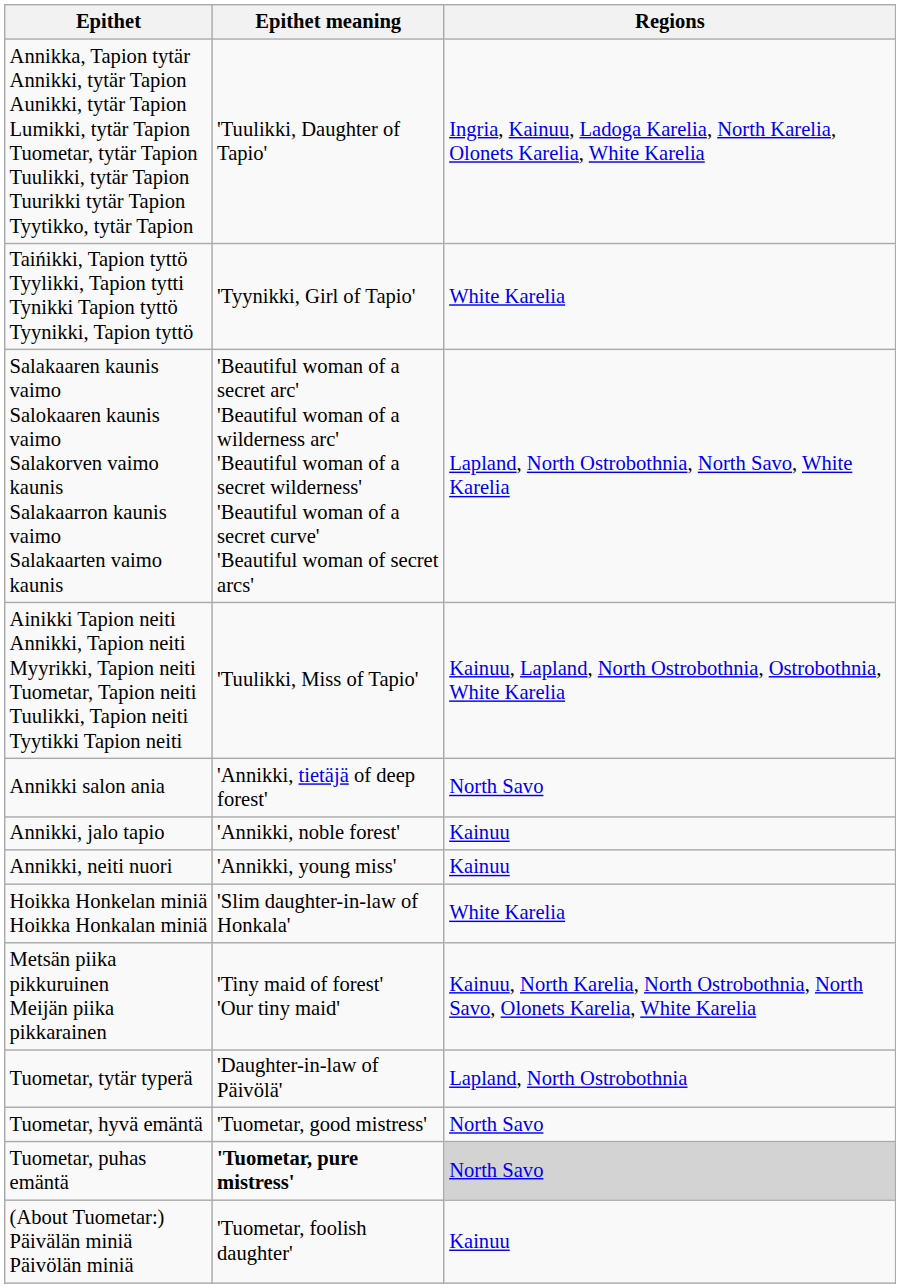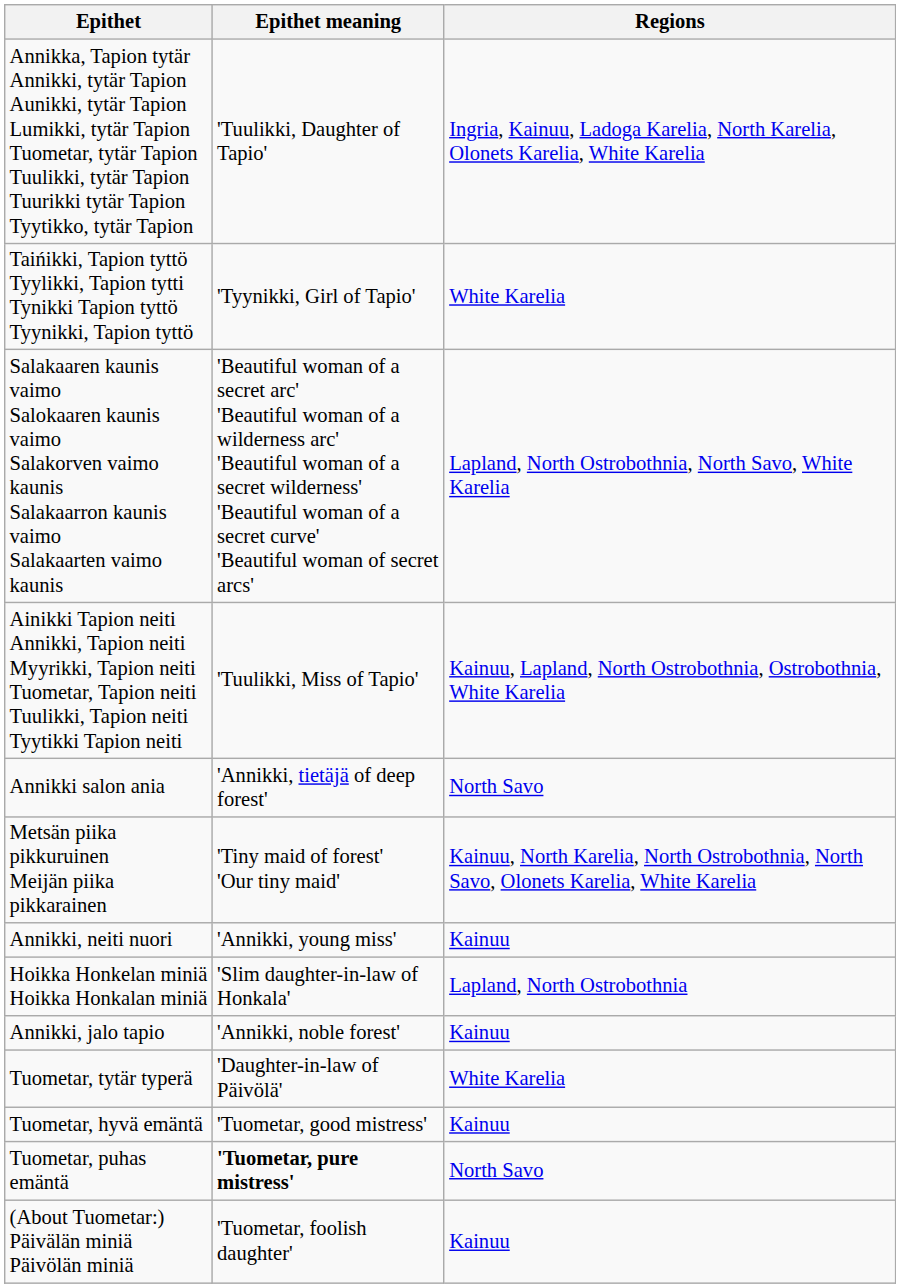rows swapped: (87, 833) <-> (63, 996)
(507, 913) White Karelia -> (568, 986) Lapland, North Ostrobothnia
(568, 1078) Lapland, North Ostrobothnia -> (507, 1078) White Karelia
(496, 1124) North Savo -> (479, 1124) Kainuu
(496, 1170) lightgrey background -> (496, 1170) no background
